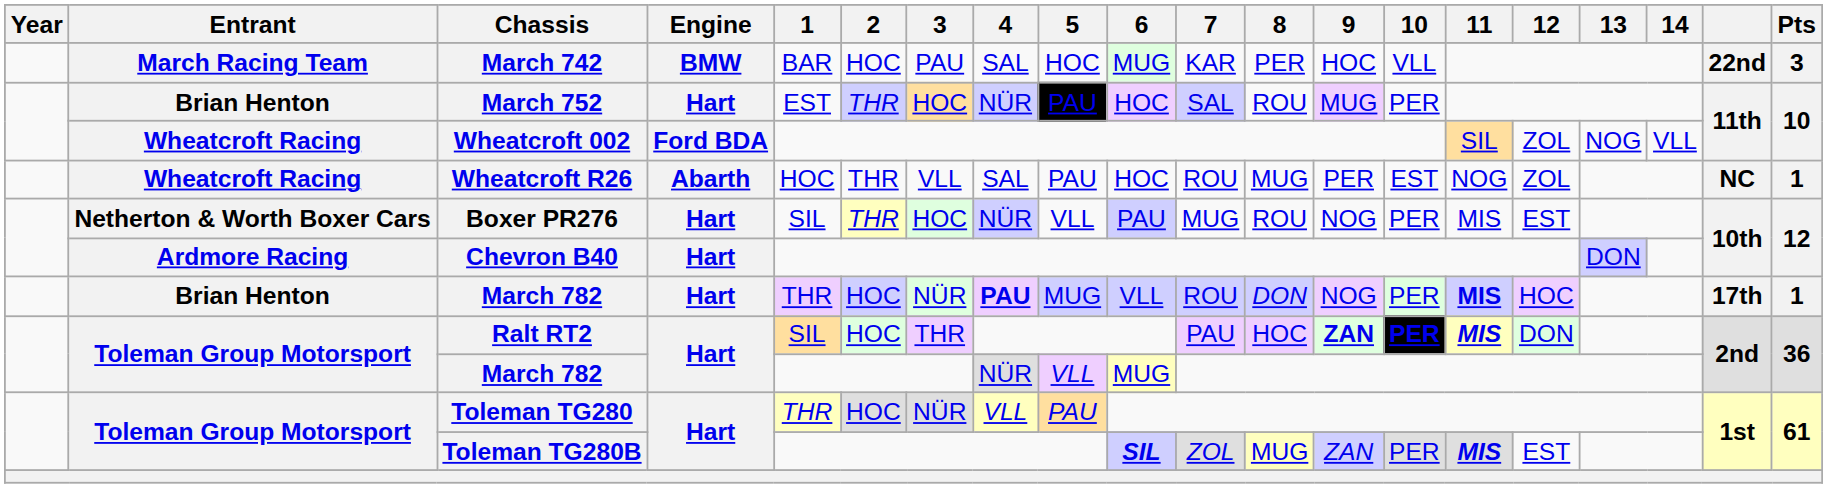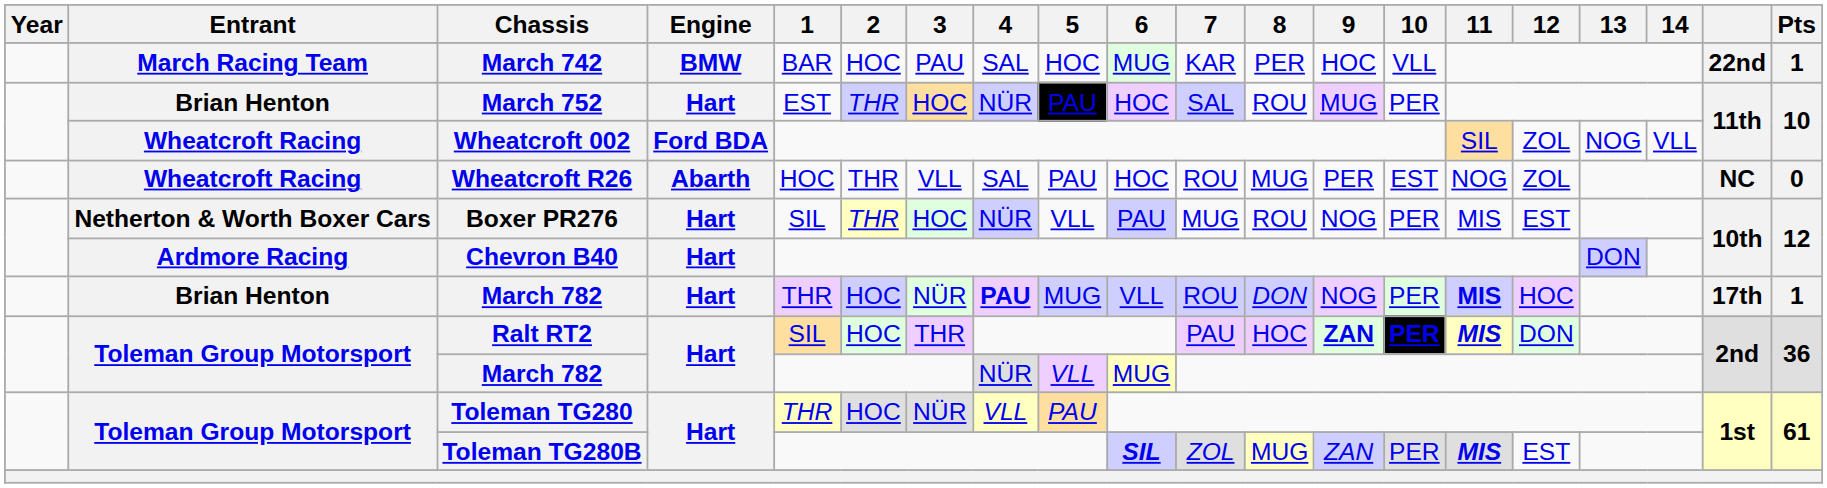(1797, 63) 3 -> (1797, 63) 1
(1797, 179) 1 -> (1797, 179) 0
